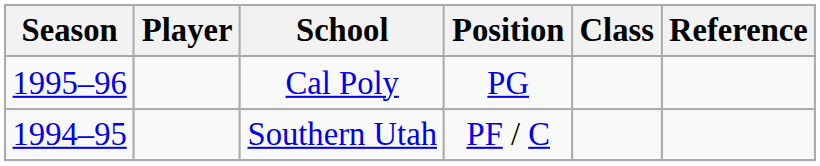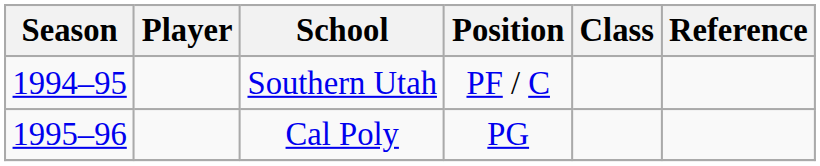rows swapped: (342, 133) <-> (342, 82)
